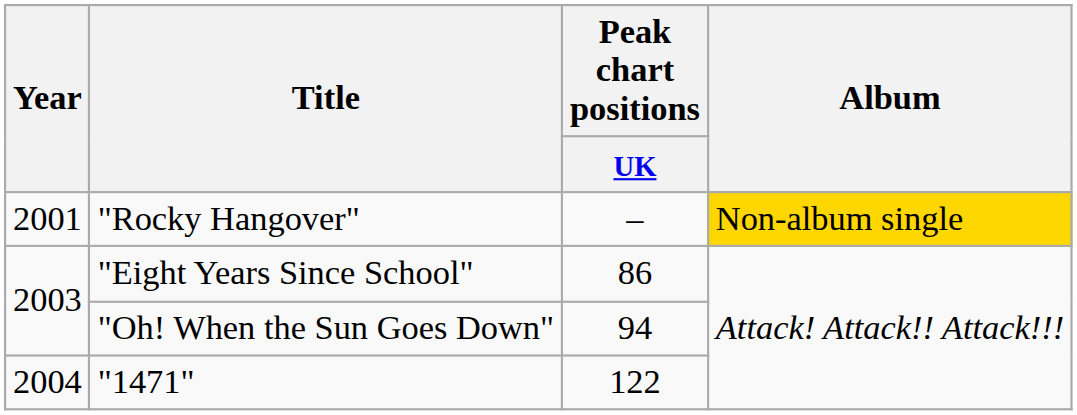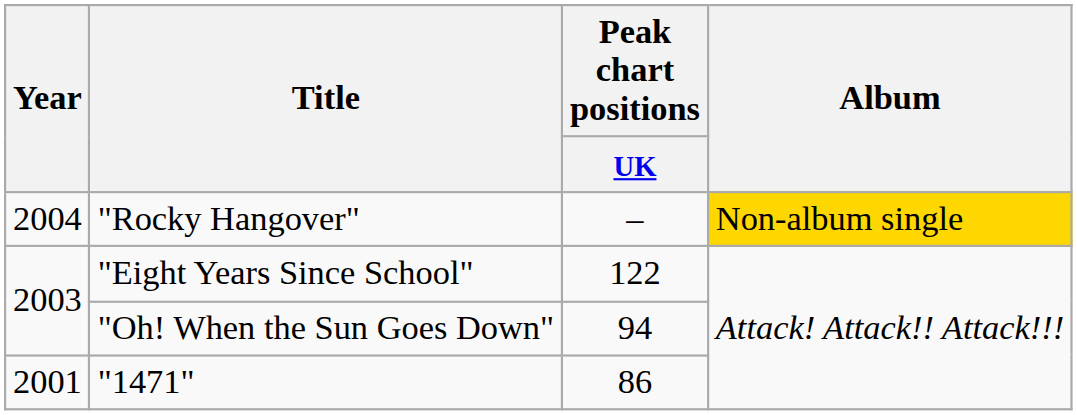(47, 218) 2001 -> (47, 218) 2004
(635, 272) 86 -> (635, 272) 122
(47, 381) 2004 -> (47, 381) 2001
(635, 381) 122 -> (635, 381) 86
